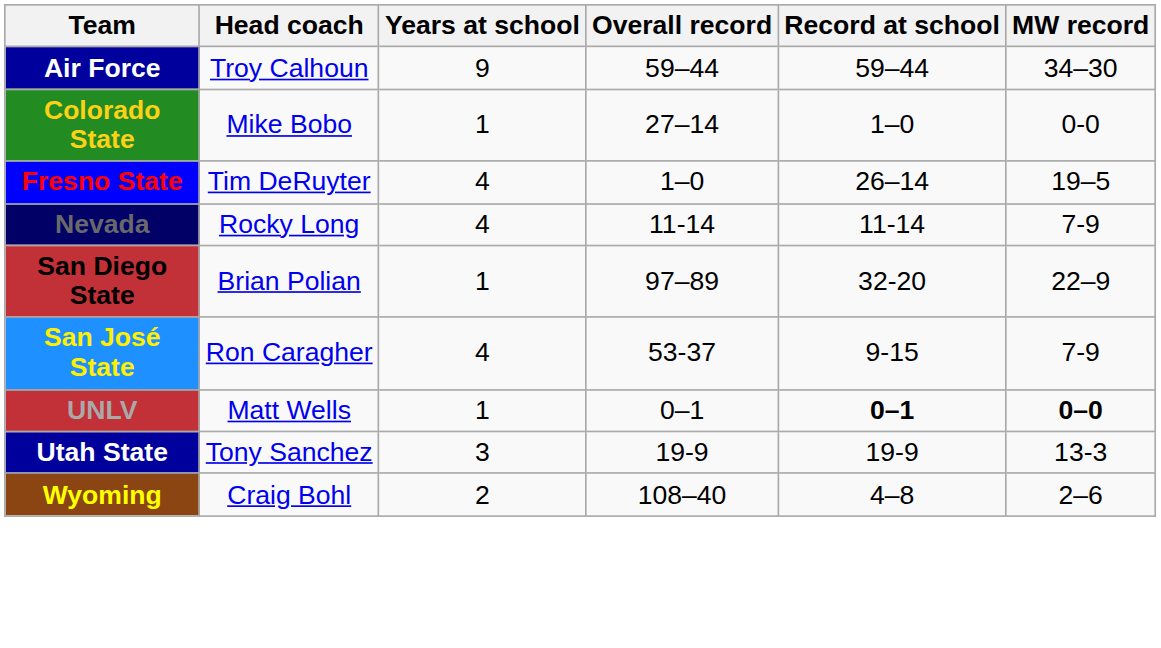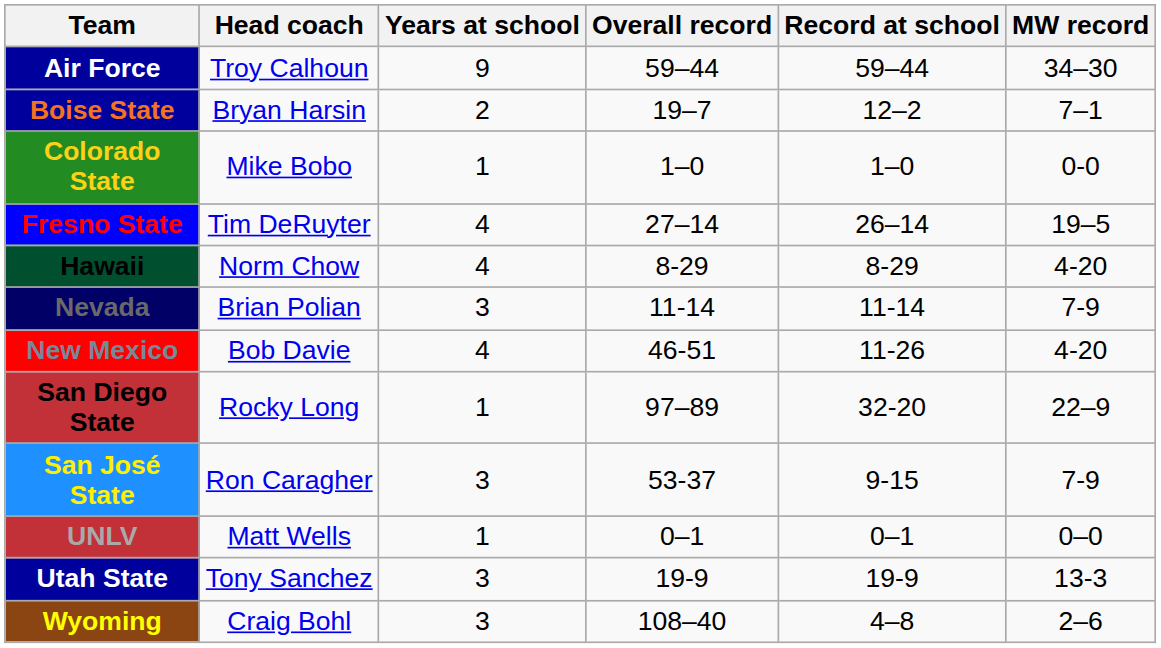+ row: (102, 109)
(682, 124) 27–14 -> (682, 166) 1–0
(682, 181) 1–0 -> (682, 223) 27–14
+ row: (102, 266)
(289, 223) Rocky Long -> (289, 308) Brian Polian
(482, 223) 4 -> (482, 308) 3
+ row: (102, 350)
(289, 280) Brian Polian -> (289, 407) Rocky Long
(482, 352) 4 -> (482, 479) 3
(892, 410) bold -> (892, 536) normal
(1081, 410) bold -> (1081, 536) normal
(482, 494) 2 -> (482, 620) 3
